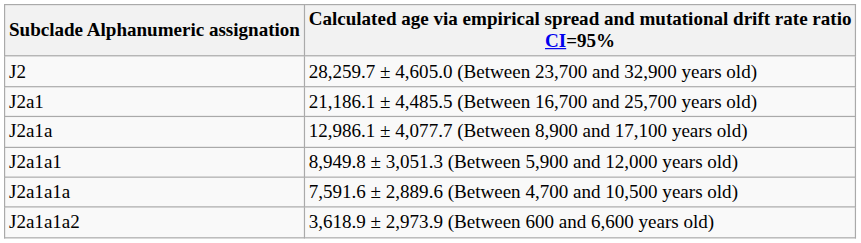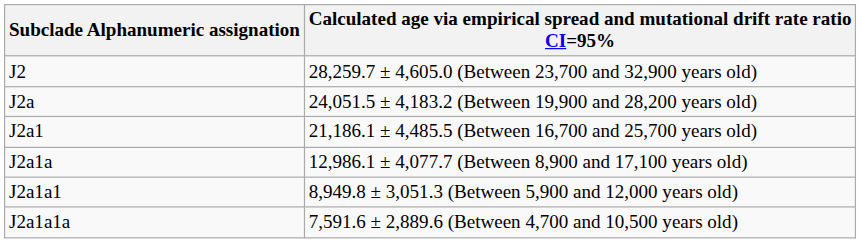+ row: (22, 101)
- row: (44, 222)
